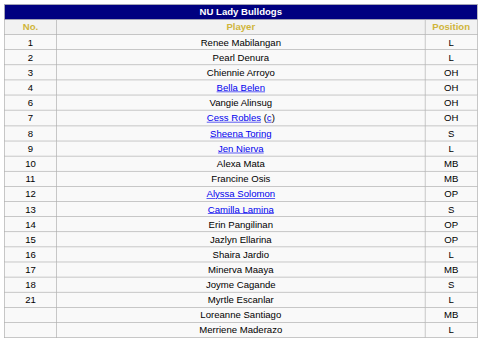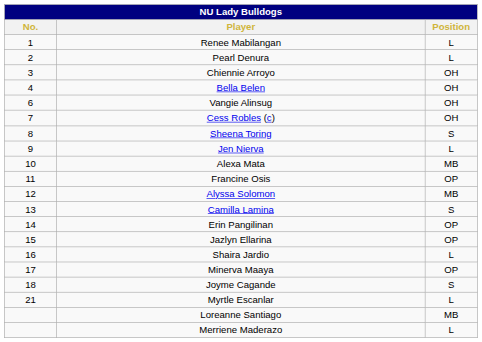(451, 179) MB -> (451, 179) OP
(451, 194) OP -> (451, 194) MB
(451, 270) MB -> (451, 270) OP
